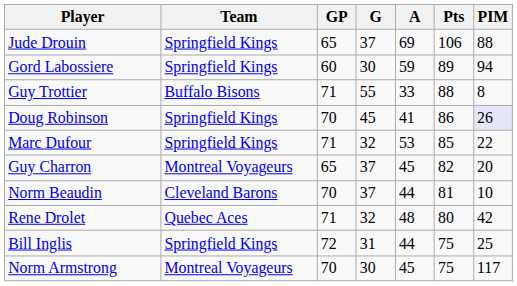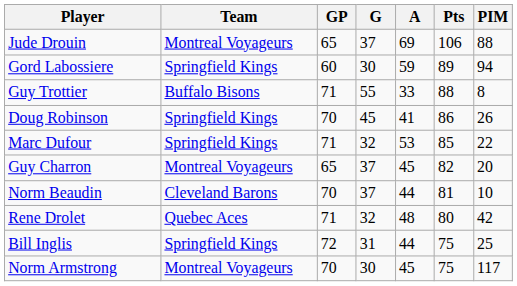(221, 42) Springfield Kings -> (229, 42) Montreal Voyageurs
(485, 117) lavender background -> (485, 117) no background
